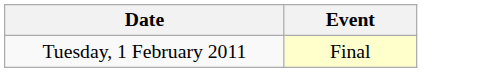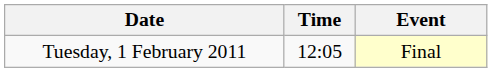+ column: (320, 20)
